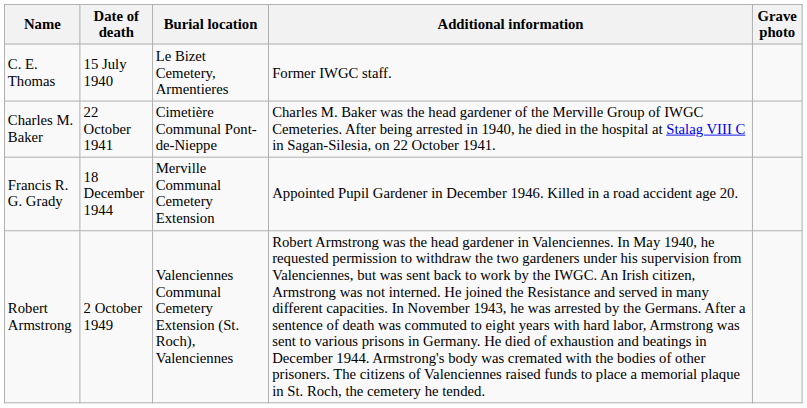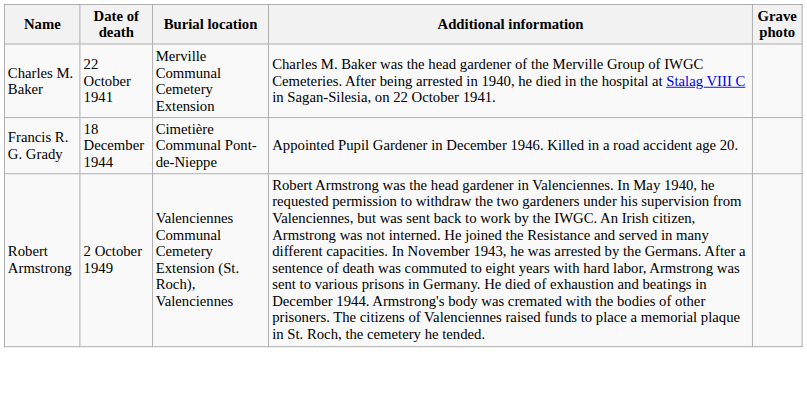- row: (32, 72)
(206, 129) Cimetière Communal Pont-de-Nieppe -> (188, 80) Merville Communal Cemetery Extension
(188, 193) Merville Communal Cemetery Extension -> (206, 145) Cimetière Communal Pont-de-Nieppe
